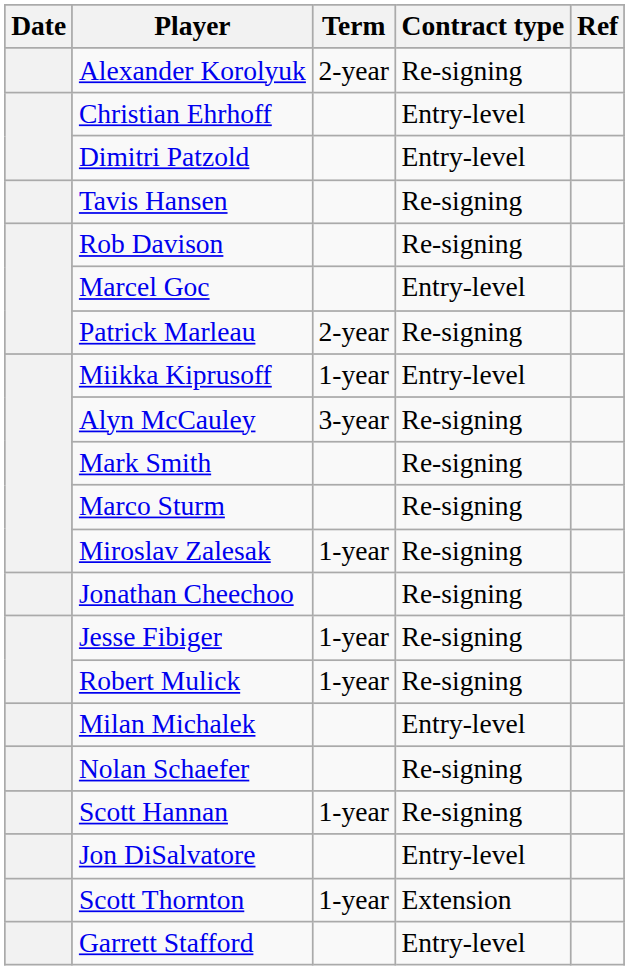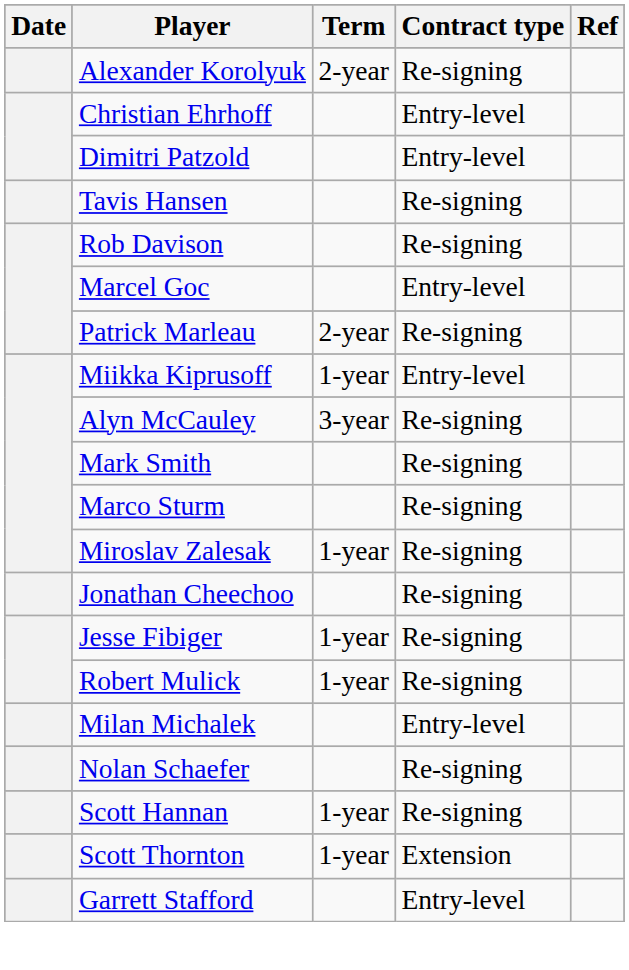- row: (167, 855)
